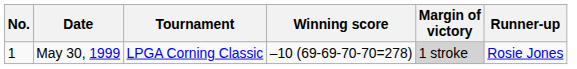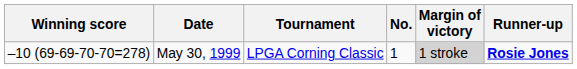columns swapped: (19, 23) <-> (341, 23)
(525, 53) normal -> (528, 53) bold
